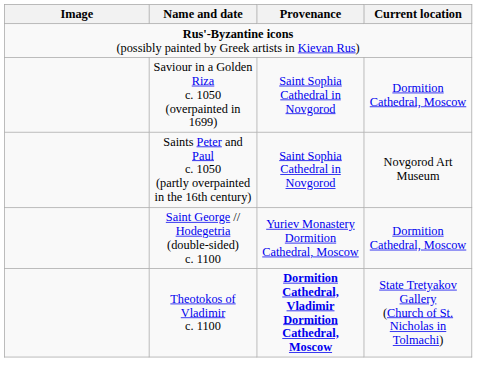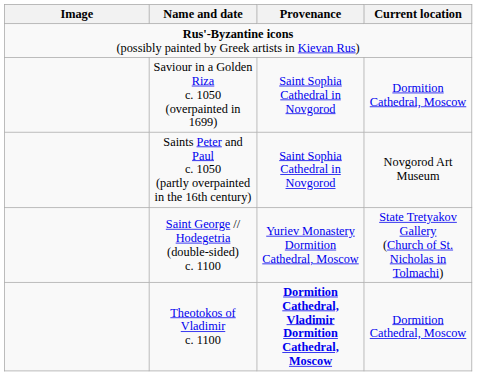(418, 237) Dormition Cathedral, Moscow -> (418, 244) State Tretyakov Gallery (Church of St. Nicholas in Tolmachi)
(418, 312) State Tretyakov Gallery (Church of St. Nicholas in Tolmachi) -> (418, 326) Dormition Cathedral, Moscow
